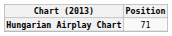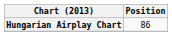(146, 25) 71 -> (146, 25) 86
